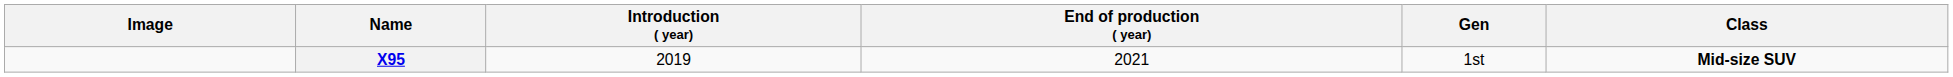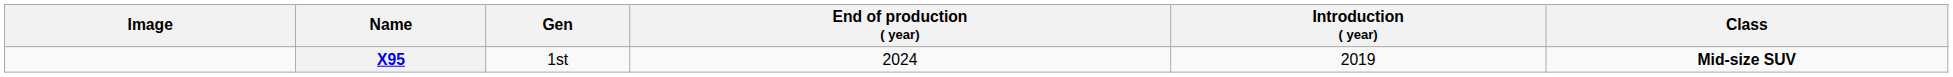columns swapped: (674, 25) <-> (1474, 25)
(1132, 59) 2021 -> (900, 59) 2024
